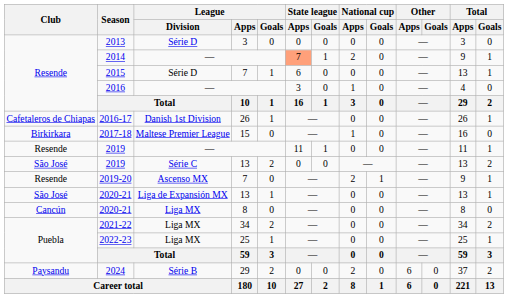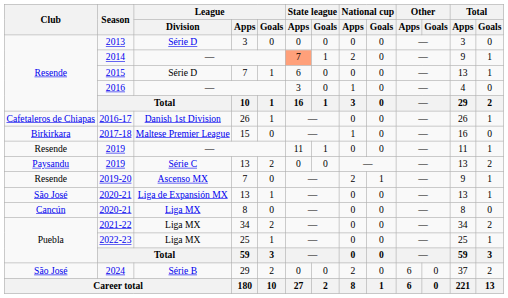(51, 164) São José -> (51, 164) Paysandu
(51, 270) Paysandu -> (51, 270) São José
